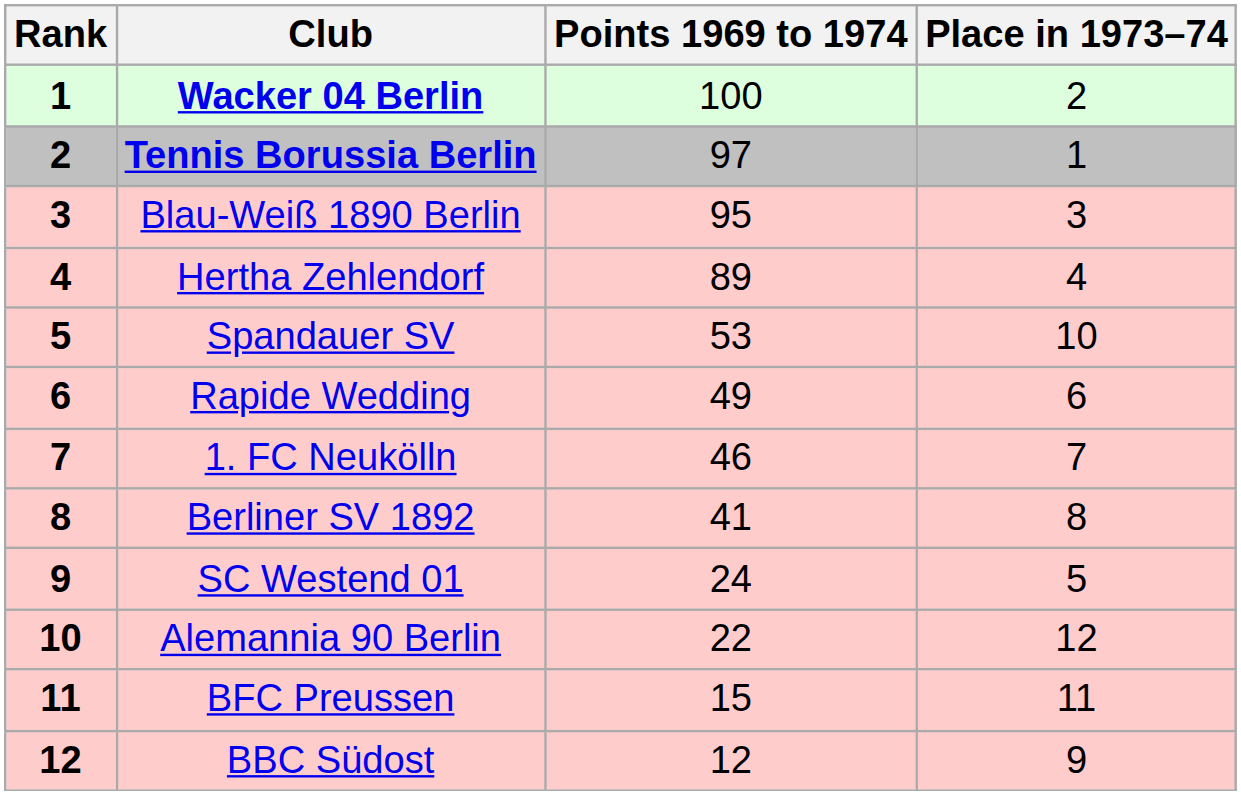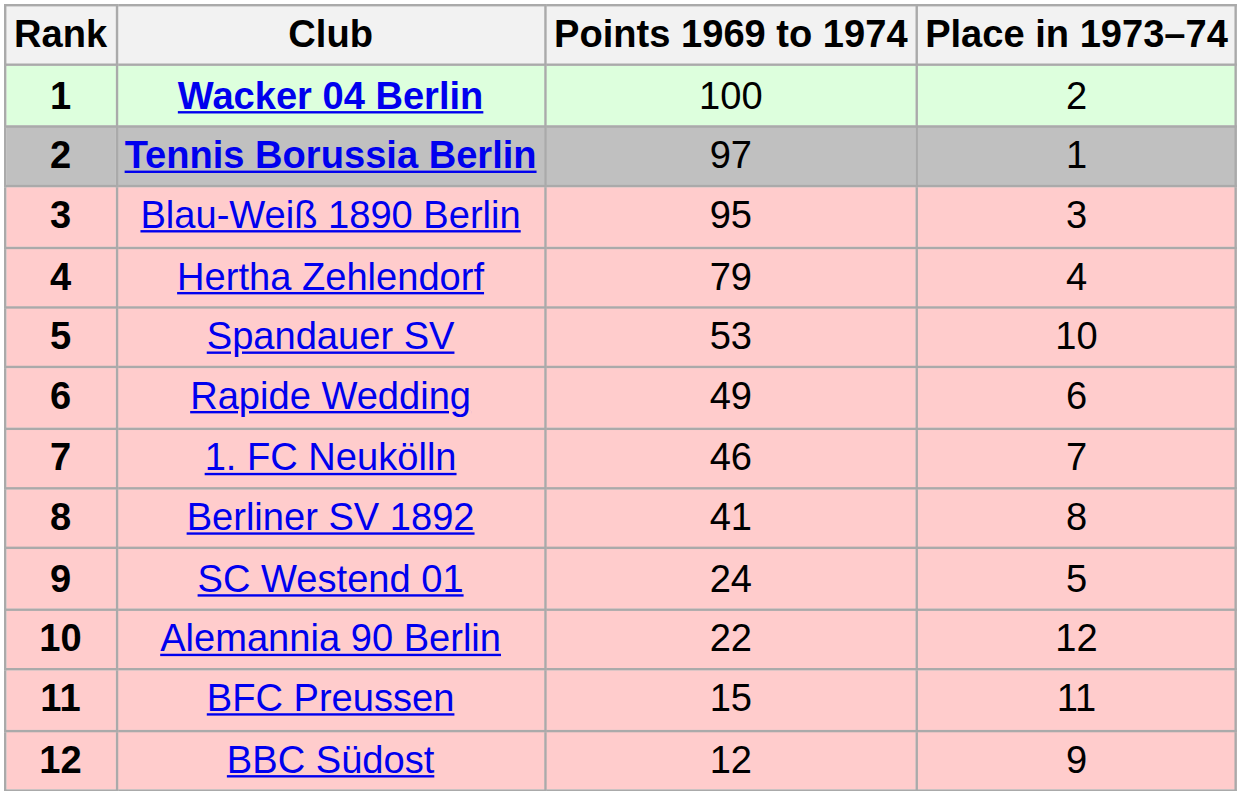(731, 276) 89 -> (731, 276) 79
